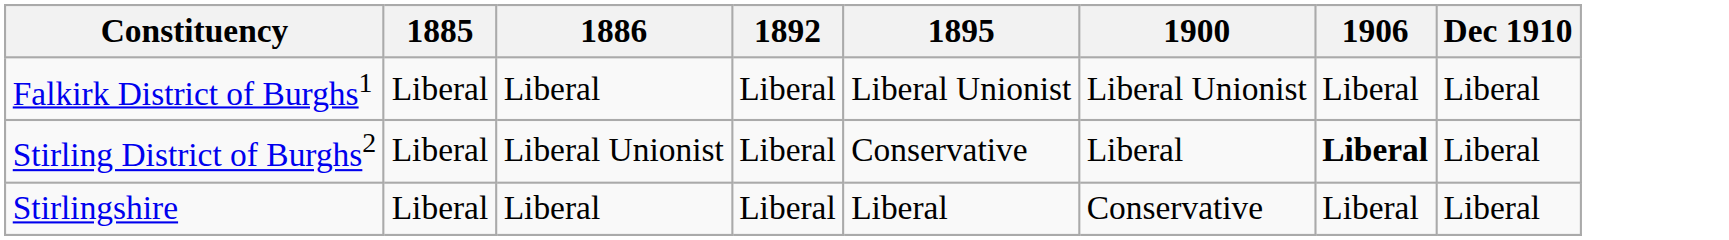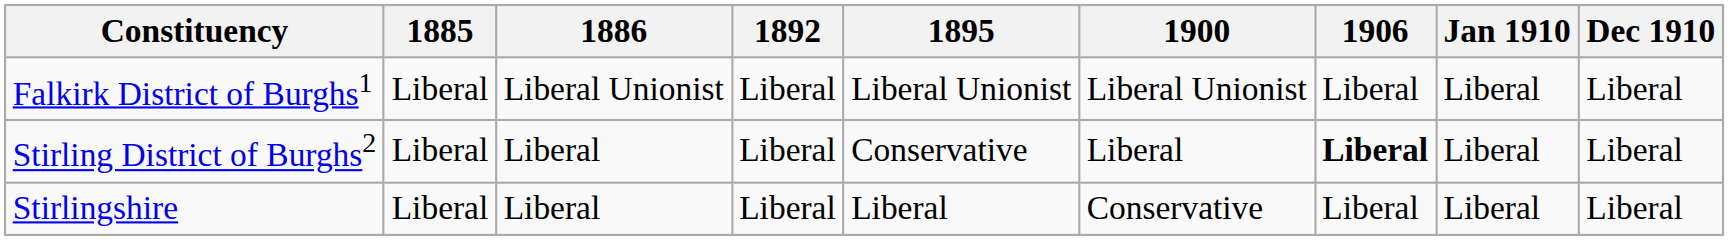+ column: (1507, 31)
(552, 88) Liberal -> (614, 88) Liberal Unionist
(614, 150) Liberal Unionist -> (552, 150) Liberal
